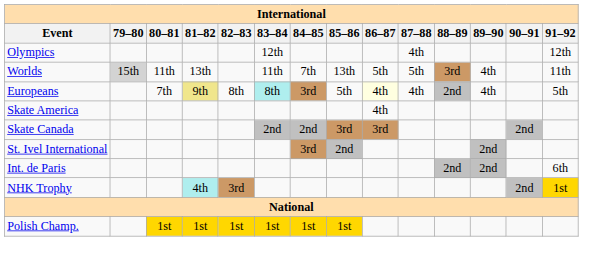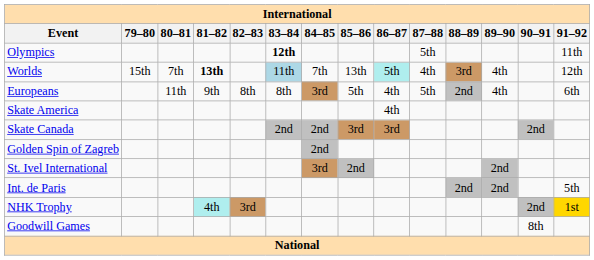(272, 52) normal -> (284, 52) bold
(416, 52) 4th -> (428, 52) 5th
(560, 52) 12th -> (572, 52) 11th
(128, 71) lightgrey background -> (140, 71) no background
(164, 71) 11th -> (176, 71) 7th
(200, 71) normal -> (212, 71) bold
(272, 71) no background -> (284, 71) lightblue background
(380, 71) no background -> (392, 71) paleturquoise background
(416, 71) 5th -> (428, 71) 4th
(560, 71) 11th -> (572, 71) 12th
(164, 91) 7th -> (176, 91) 11th
(200, 91) khaki background -> (212, 91) no background
(272, 91) paleturquoise background -> (284, 91) no background
(380, 91) lightyellow background -> (392, 91) no background
(416, 91) 4th -> (428, 91) 5th
(560, 91) 5th -> (572, 91) 6th
+ row: (63, 149)
(560, 168) 6th -> (572, 187) 5th
+ row: (49, 226)
- row: (43, 226)
